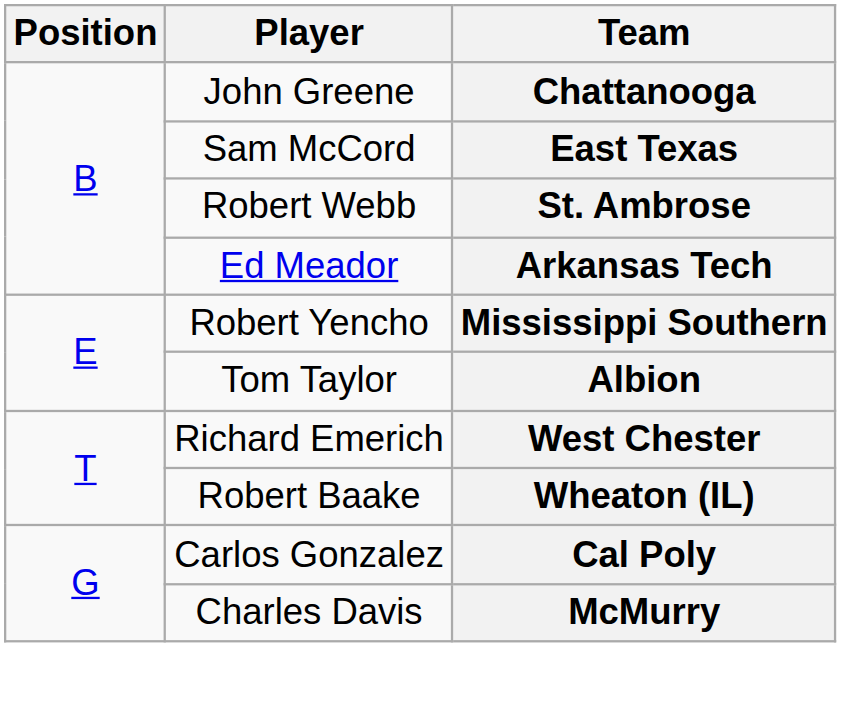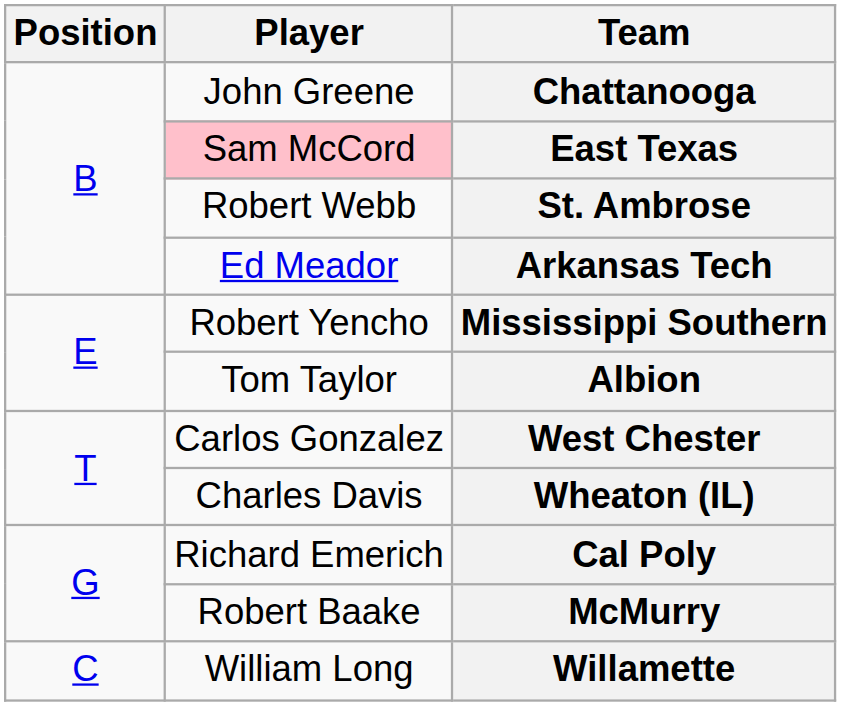(309, 149) no background -> (309, 149) pink background
(309, 438) Richard Emerich -> (309, 438) Carlos Gonzalez
(309, 496) Robert Baake -> (309, 496) Charles Davis
(309, 554) Carlos Gonzalez -> (309, 554) Richard Emerich
(309, 611) Charles Davis -> (309, 611) Robert Baake
+ row: (644, 669)
